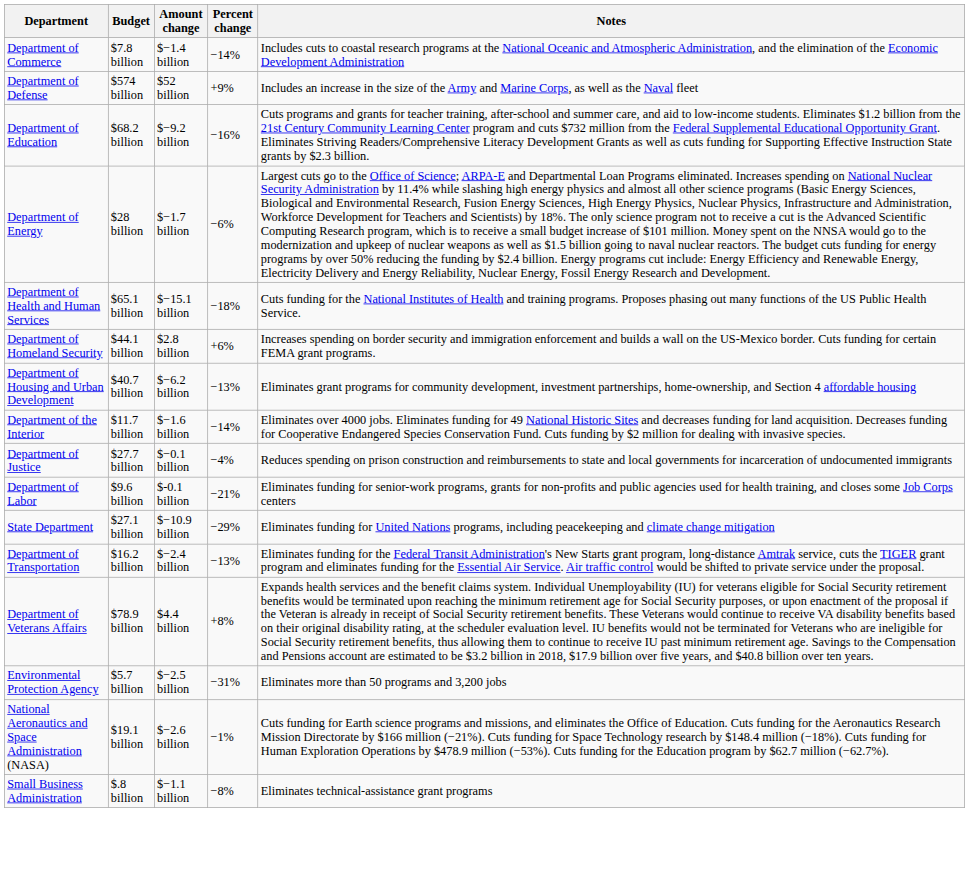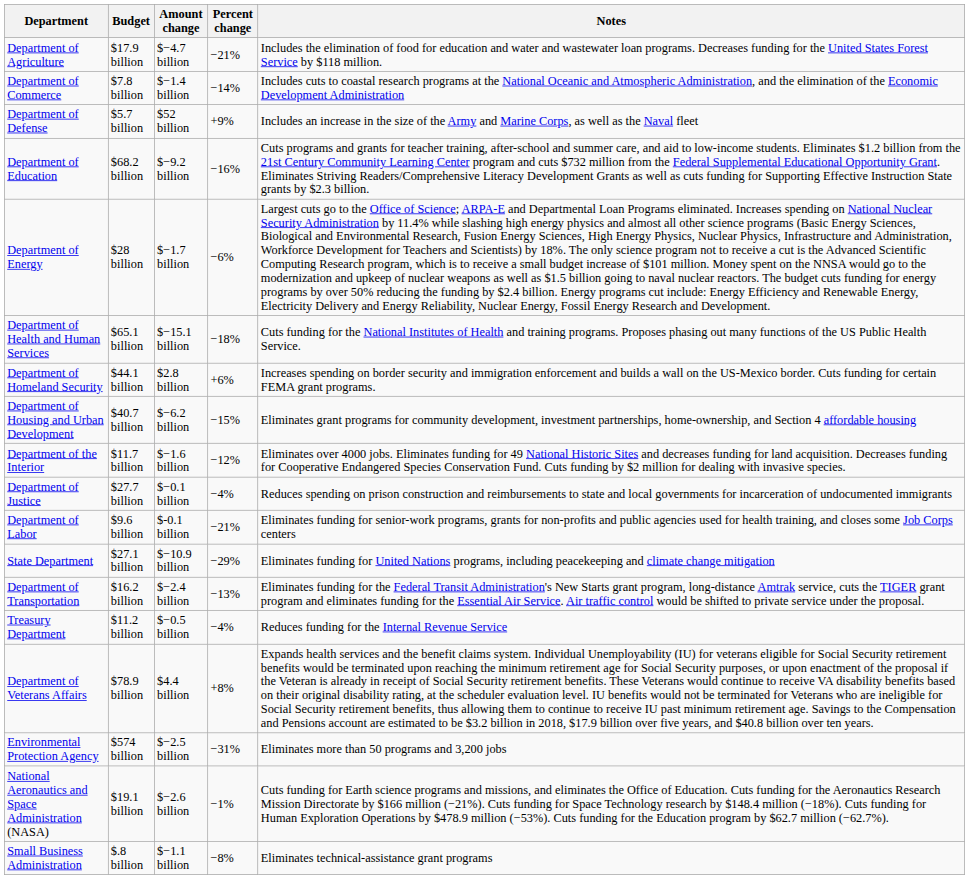+ row: (43, 54)
(127, 87) $574 billion -> (127, 121) $5.7 billion
(225, 386) −13% -> (225, 420) −15%
(225, 426) −14% -> (225, 460) −12%
+ row: (36, 627)
(127, 682) $5.7 billion -> (127, 749) $574 billion
